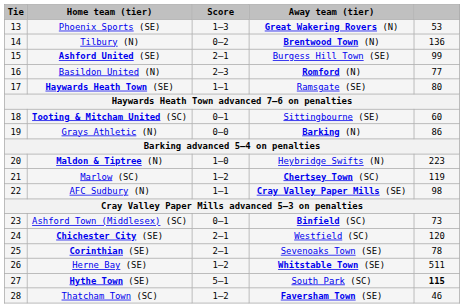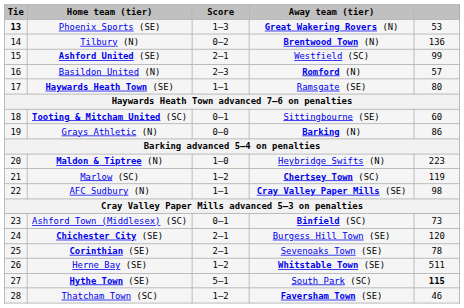(16, 26) normal -> (16, 26) bold
(332, 56) Burgess Hill Town (SE) -> (332, 56) Westfield (SC)
(437, 71) 77 -> (437, 71) 57
(332, 236) Westfield (SC) -> (332, 236) Burgess Hill Town (SE)
